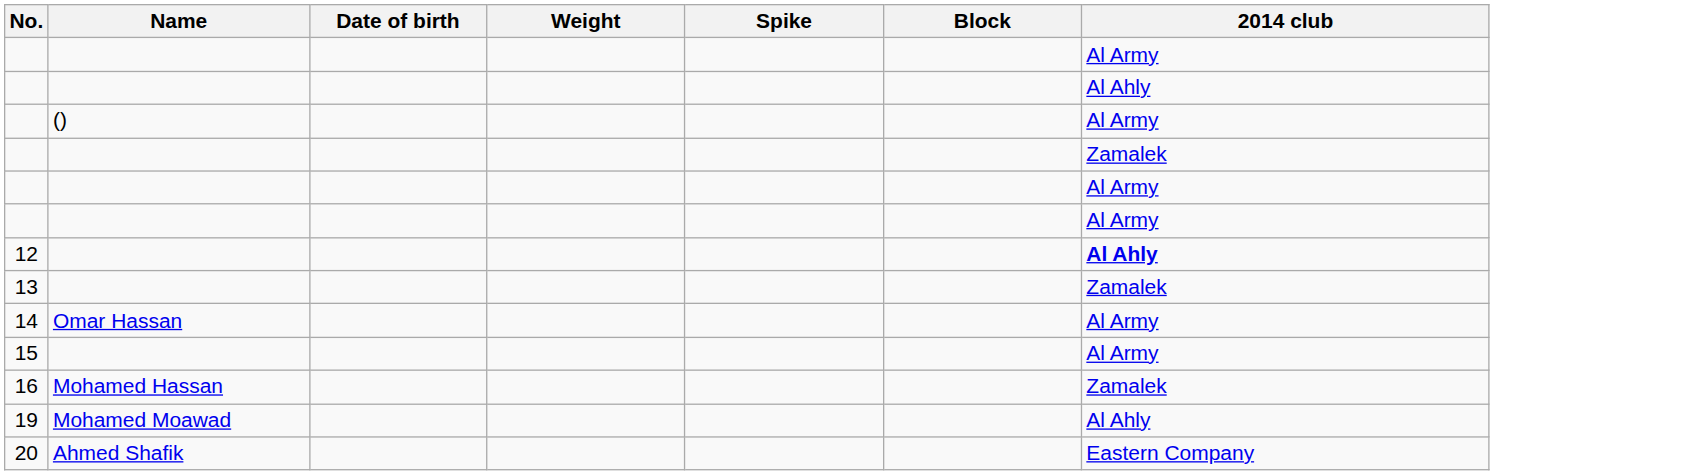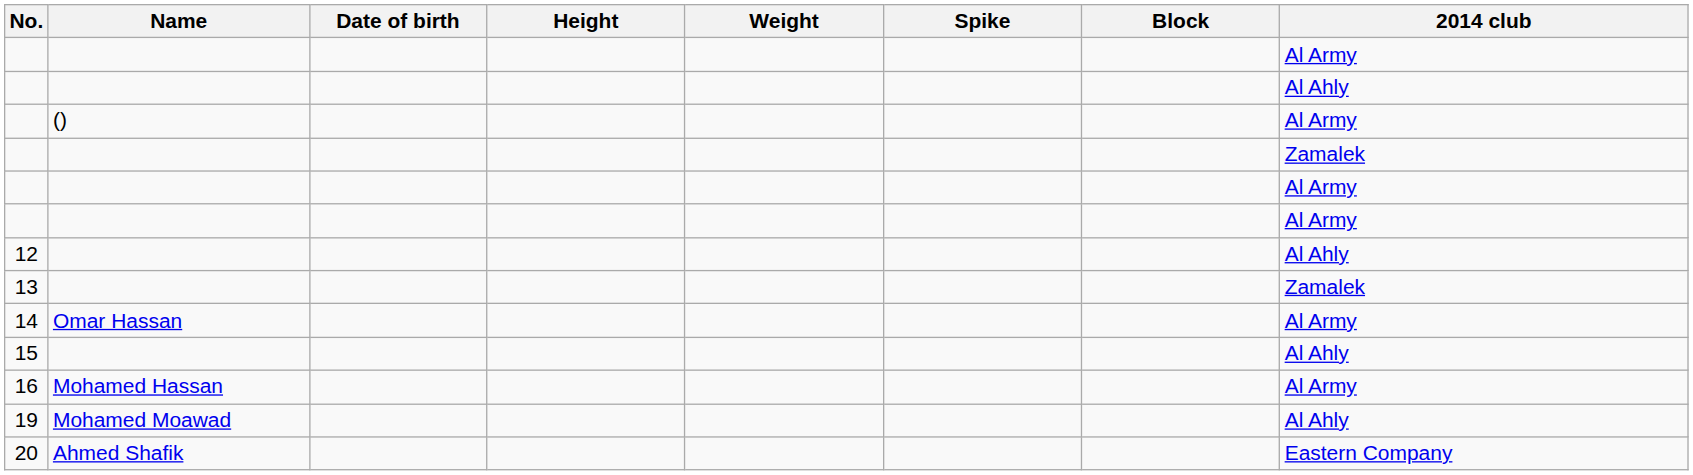+ column: (586, 21)
(1122, 253) bold -> (1317, 253) normal
(1122, 353) Al Army -> (1317, 353) Al Ahly
(1127, 386) Zamalek -> (1321, 386) Al Army
